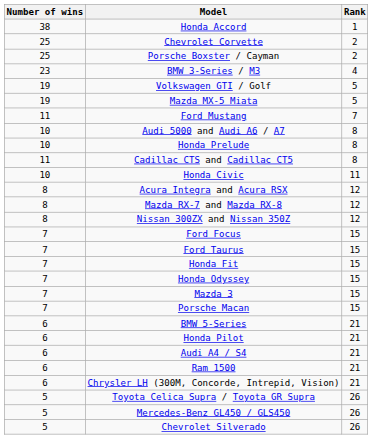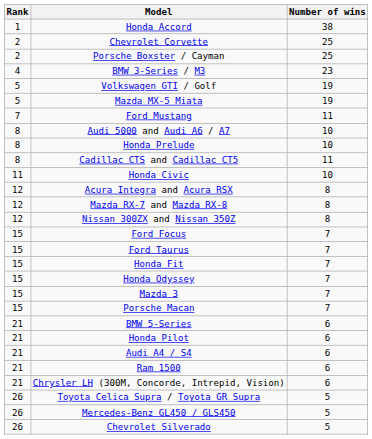columns swapped: (355, 12) <-> (45, 12)
